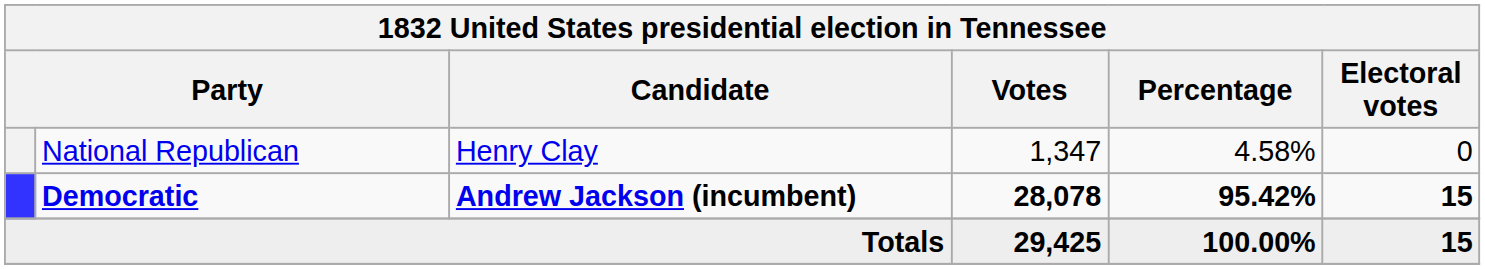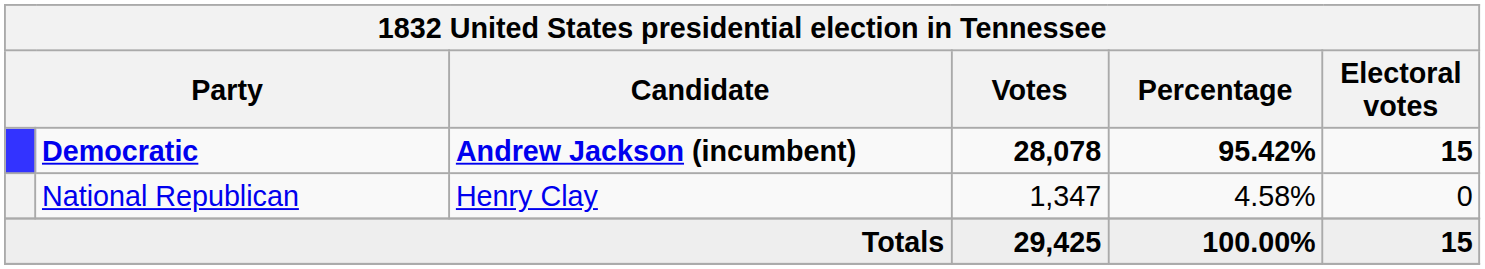rows swapped: (120, 196) <-> (170, 151)
